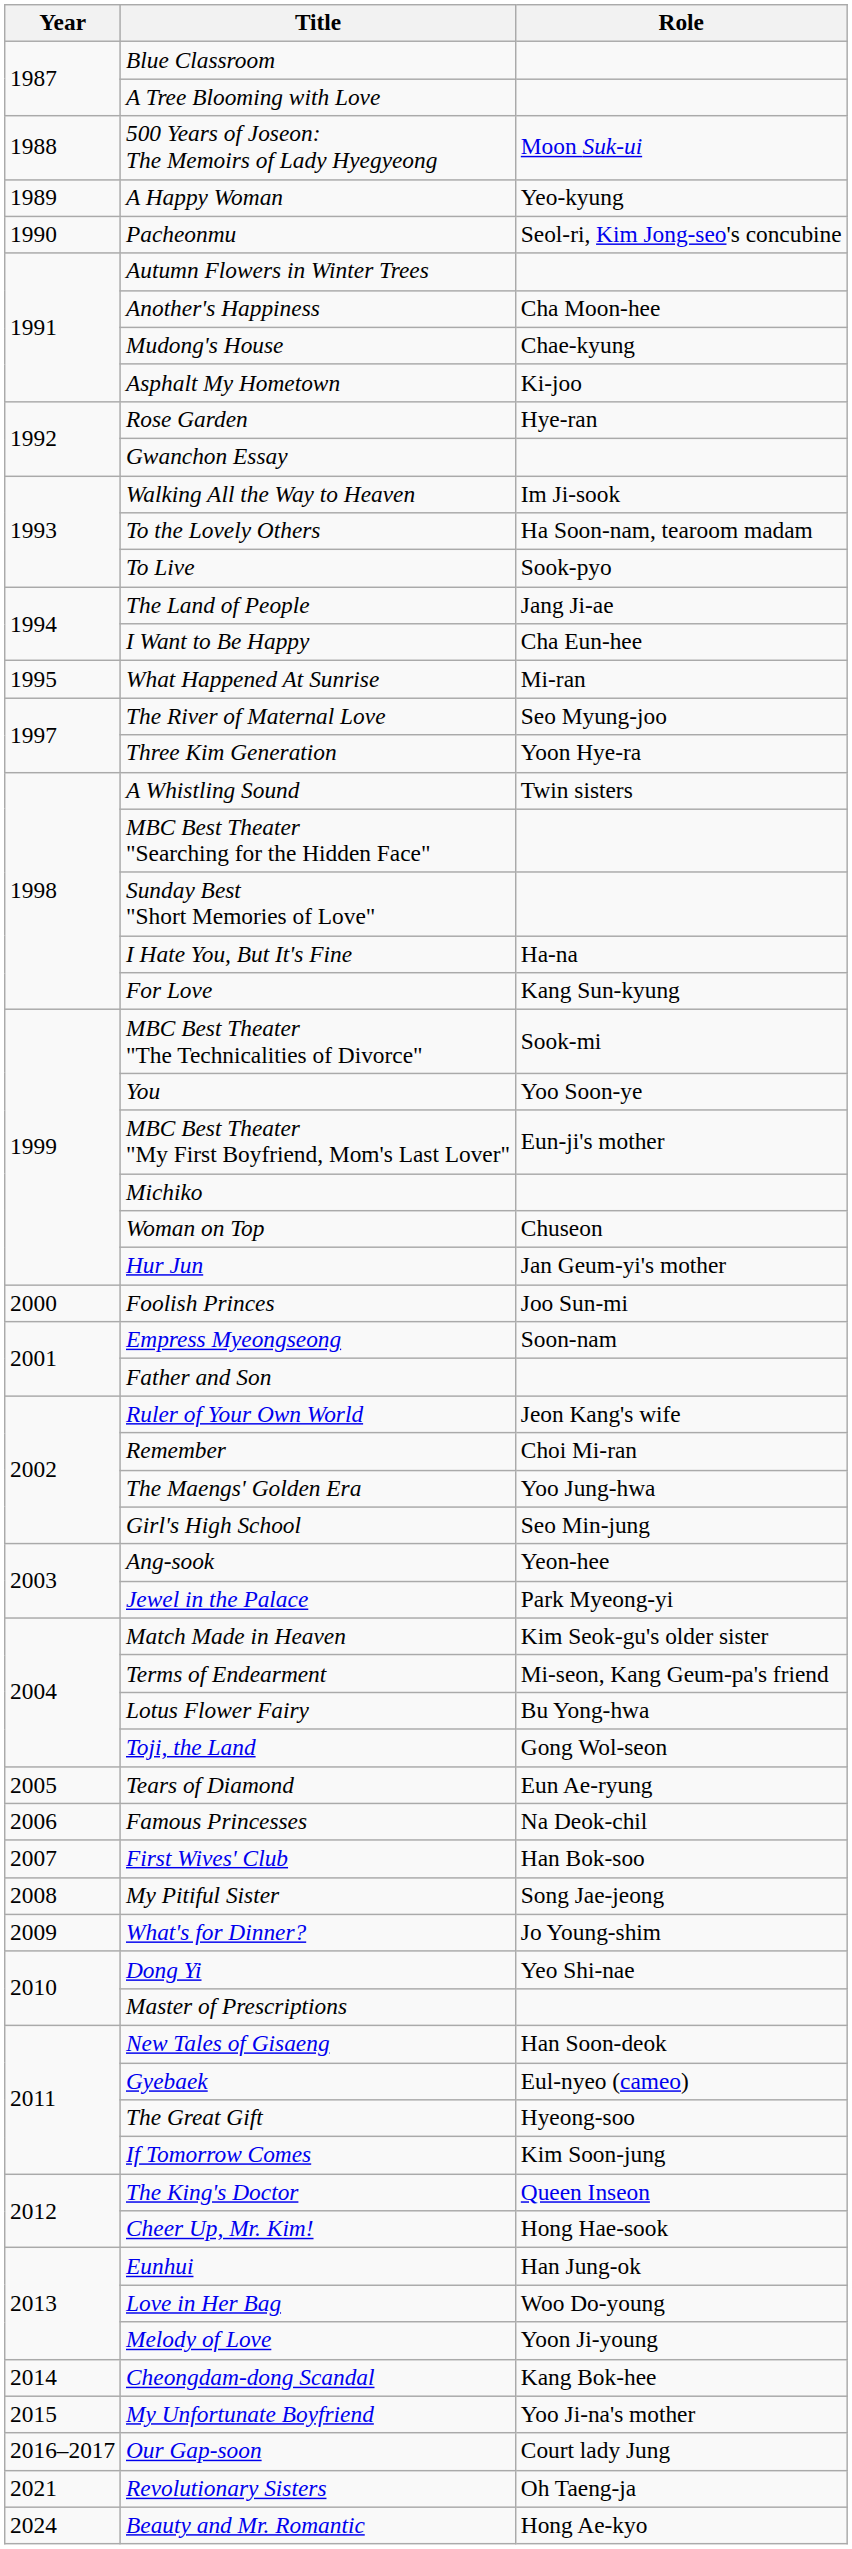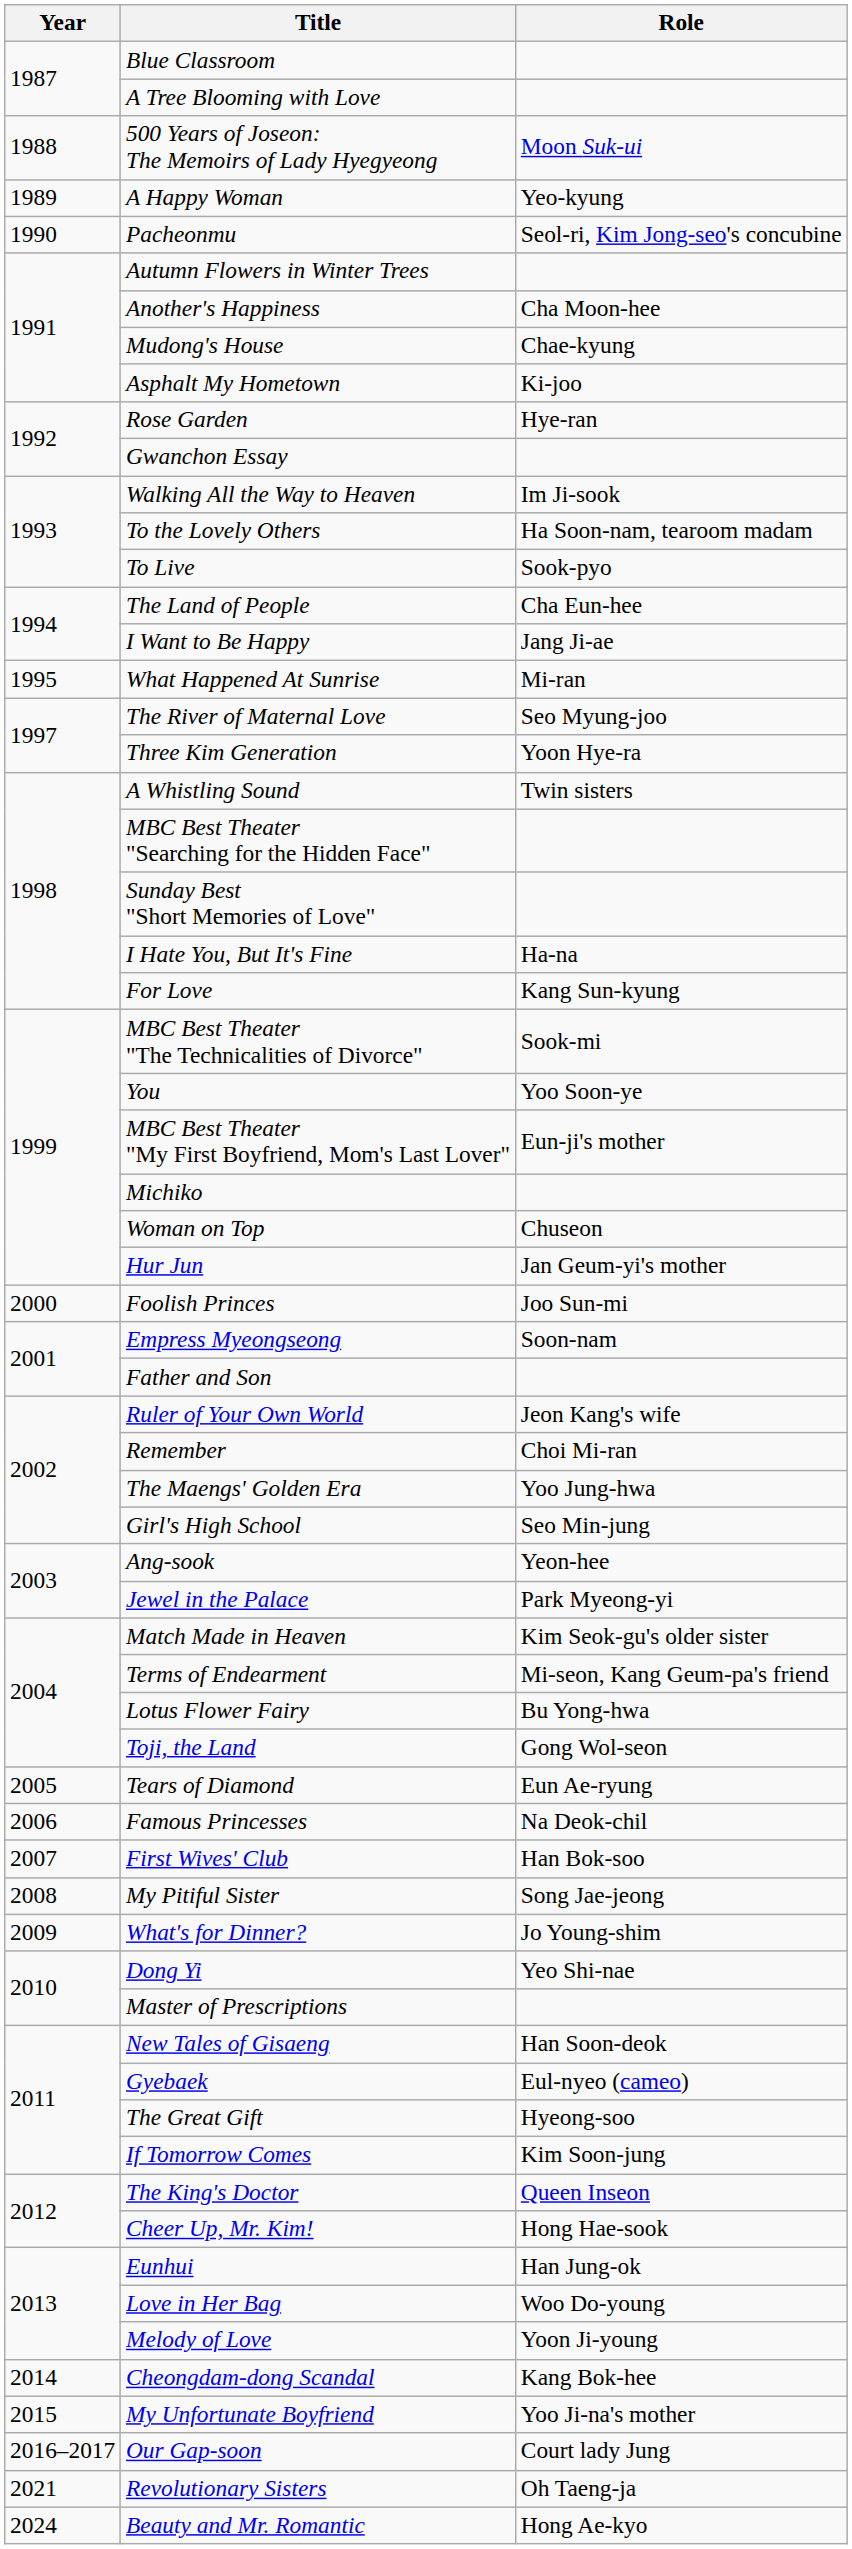(567, 605) Jang Ji-ae -> (581, 605) Cha Eun-hee
(581, 642) Cha Eun-hee -> (567, 642) Jang Ji-ae
